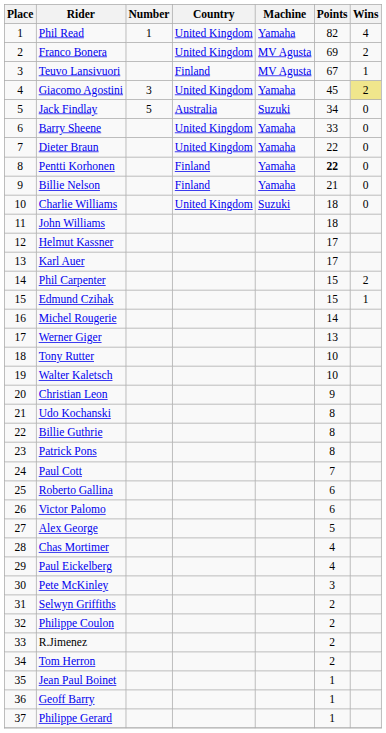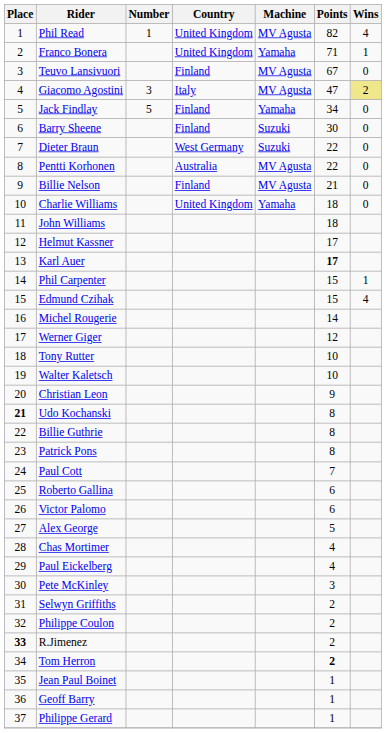(277, 33) Yamaha -> (285, 33) MV Agusta
(285, 52) MV Agusta -> (277, 52) Yamaha
(332, 52) 69 -> (332, 52) 71
(366, 52) 2 -> (366, 52) 1
(366, 71) 1 -> (366, 71) 0
(214, 90) United Kingdom -> (185, 90) Italy
(277, 90) Yamaha -> (285, 90) MV Agusta
(332, 90) 45 -> (332, 90) 47
(196, 109) Australia -> (192, 109) Finland
(274, 109) Suzuki -> (277, 109) Yamaha
(214, 128) United Kingdom -> (192, 128) Finland
(277, 128) Yamaha -> (274, 128) Suzuki
(332, 128) 33 -> (332, 128) 30
(214, 147) United Kingdom -> (209, 147) West Germany
(277, 147) Yamaha -> (274, 147) Suzuki
(192, 166) Finland -> (196, 166) Australia
(277, 166) Yamaha -> (285, 166) MV Agusta
(332, 166) bold -> (332, 166) normal
(277, 185) Yamaha -> (285, 185) MV Agusta
(274, 204) Suzuki -> (277, 204) Yamaha
(332, 261) normal -> (332, 261) bold
(366, 280) 2 -> (366, 280) 1
(366, 299) 1 -> (366, 299) 4
(332, 338) 13 -> (332, 338) 12
(20, 414) normal -> (20, 414) bold
(20, 642) normal -> (20, 642) bold
(332, 661) normal -> (332, 661) bold
